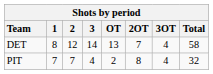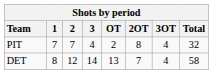rows swapped: (14, 61) <-> (17, 45)
